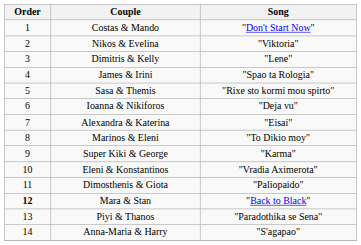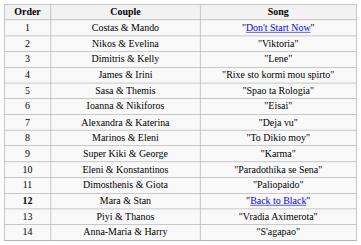(278, 75) "Spao ta Rologia" -> (278, 75) "Rixe sto kormi mou spirto"
(278, 91) "Rixe sto kormi mou spirto" -> (278, 91) "Spao ta Rologia"
(278, 106) "Deja vu" -> (278, 106) "Eisai"
(278, 122) "Eisai" -> (278, 122) "Deja vu"
(278, 169) "Vradia Aximerota" -> (278, 169) "Paradothika se Sena"
(278, 216) "Paradothika se Sena" -> (278, 216) "Vradia Aximerota"
